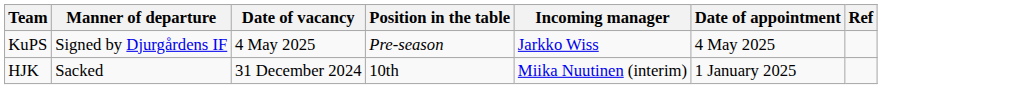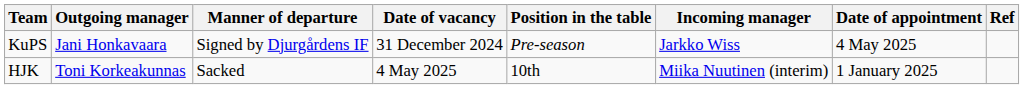+ column: (122, 17)
(275, 44) 4 May 2025 -> (440, 44) 31 December 2024
(298, 70) 31 December 2024 -> (416, 70) 4 May 2025
